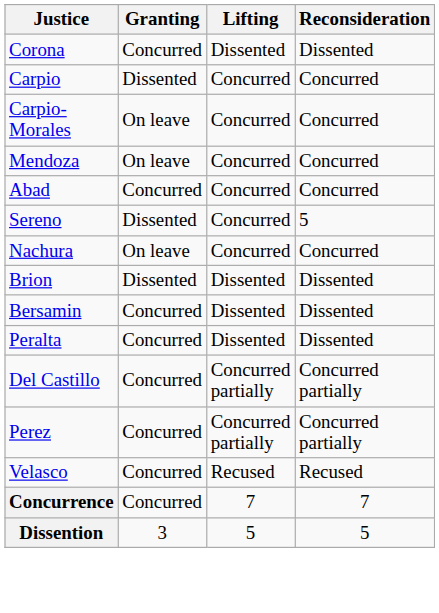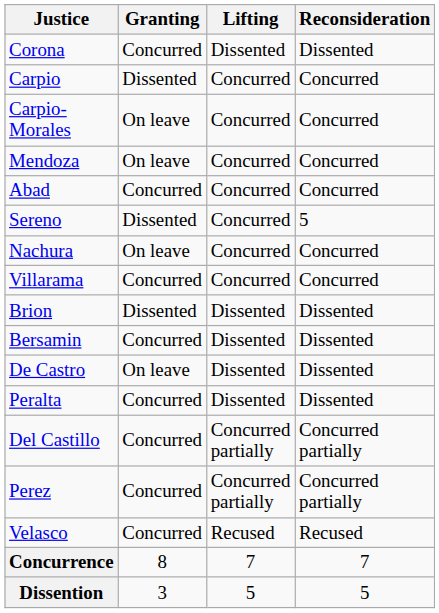+ row: (46, 280)
+ row: (47, 370)
(162, 502) Concurred -> (162, 562) 8
